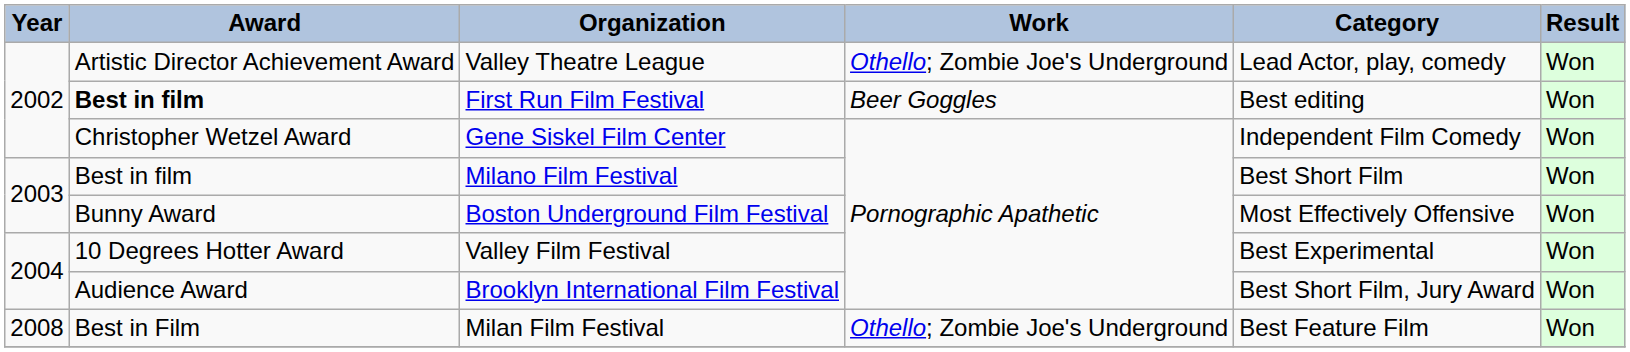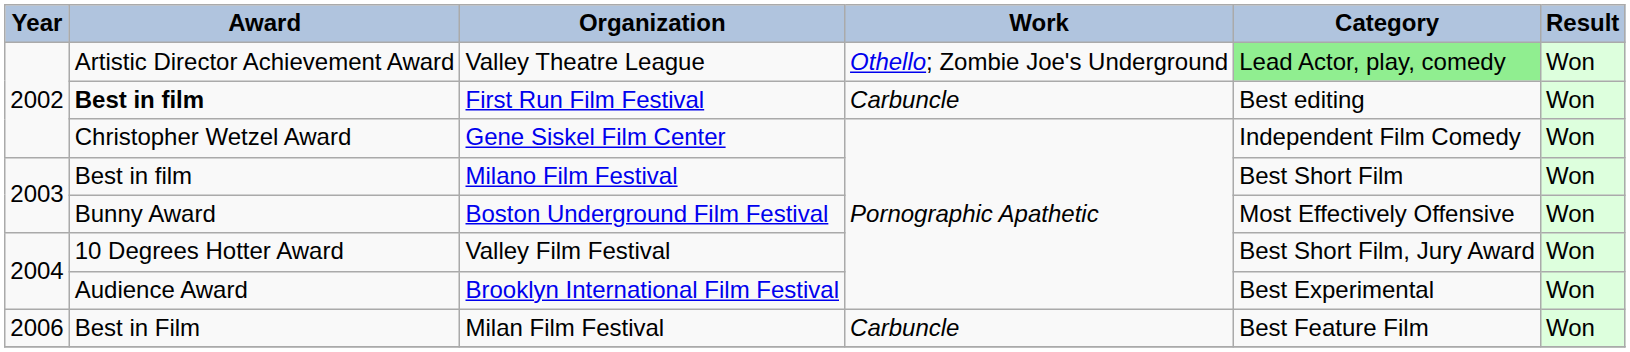(1372, 61) no background -> (1372, 61) lightgreen background
(923, 99) Beer Goggles -> (905, 99) Carbuncle
(1337, 251) Best Experimental -> (1387, 251) Best Short Film, Jury Award
(1387, 289) Best Short Film, Jury Award -> (1337, 289) Best Experimental
(37, 328) 2008 -> (37, 328) 2006
(1039, 328) Othello; Zombie Joe's Underground -> (905, 328) Carbuncle
